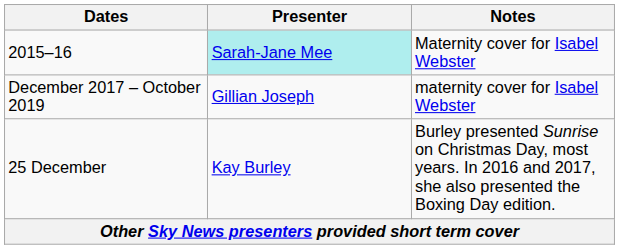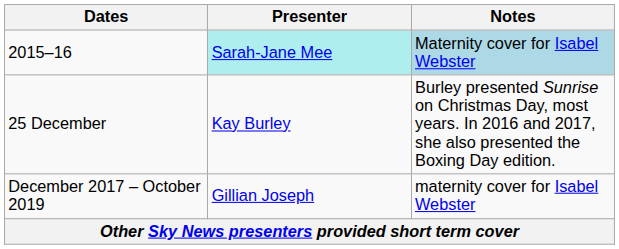(507, 52) no background -> (507, 52) lightblue background
rows swapped: (57, 168) <-> (104, 96)
